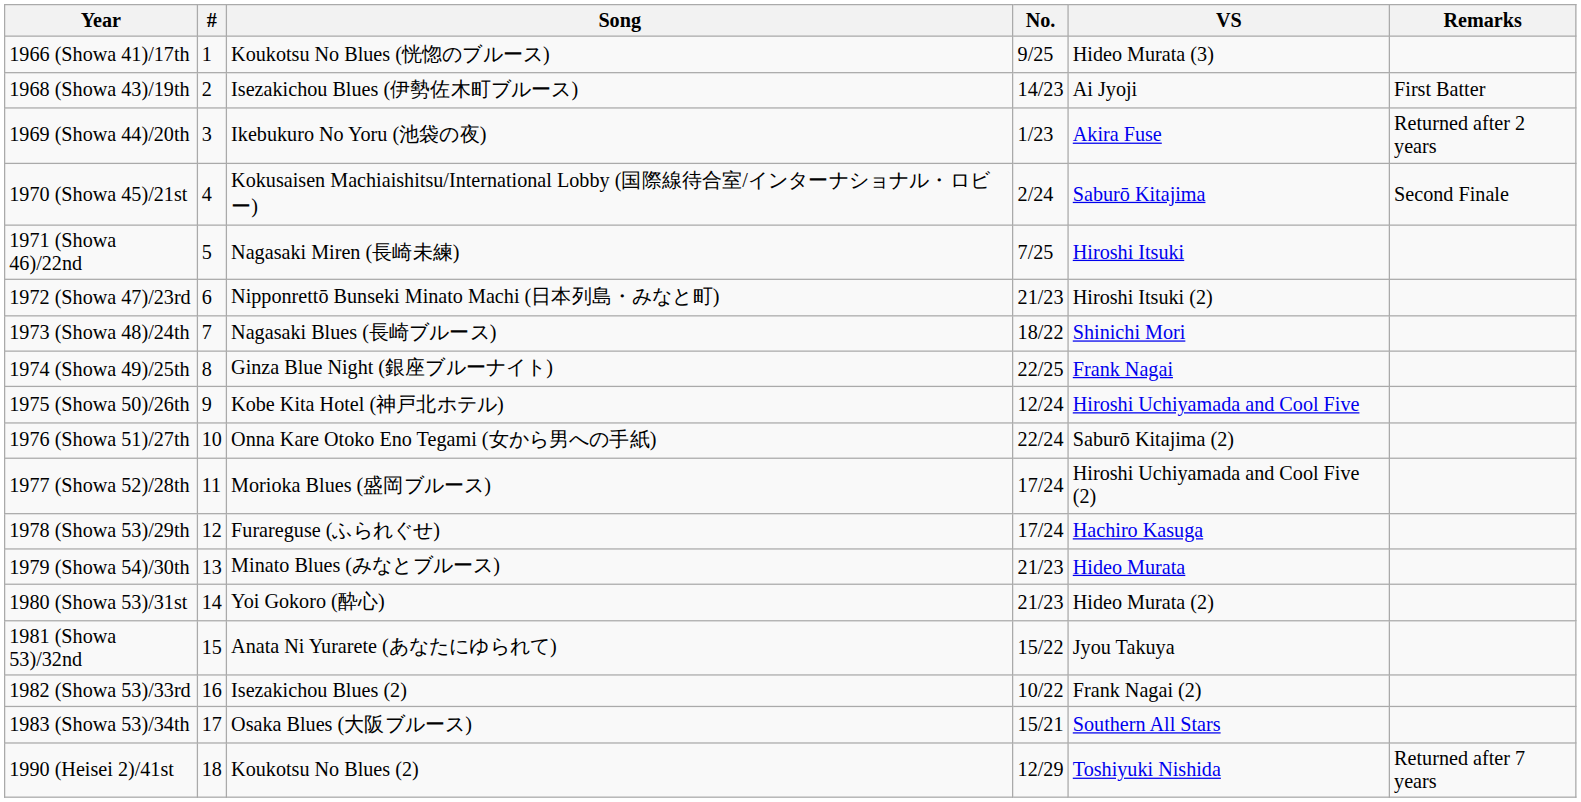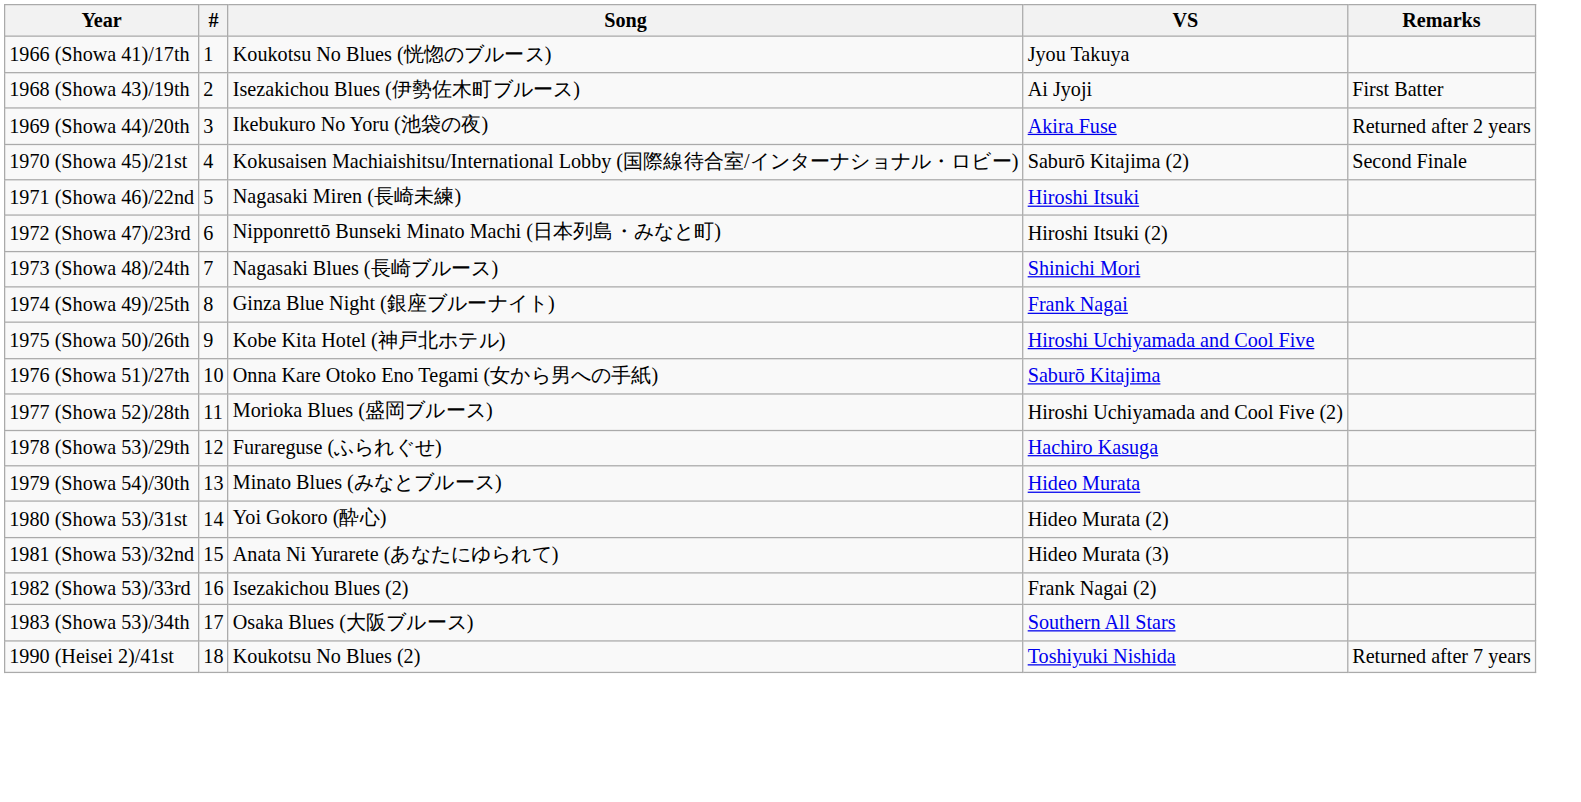- column: (1041, 20)
(1143, 54) Hideo Murata (3) -> (1079, 54) Jyou Takuya
(1139, 193) Saburō Kitajima -> (1108, 161) Saburō Kitajima (2)
(1153, 440) Saburō Kitajima (2) -> (1094, 376) Saburō Kitajima
(1124, 647) Jyou Takuya -> (1098, 554) Hideo Murata (3)
